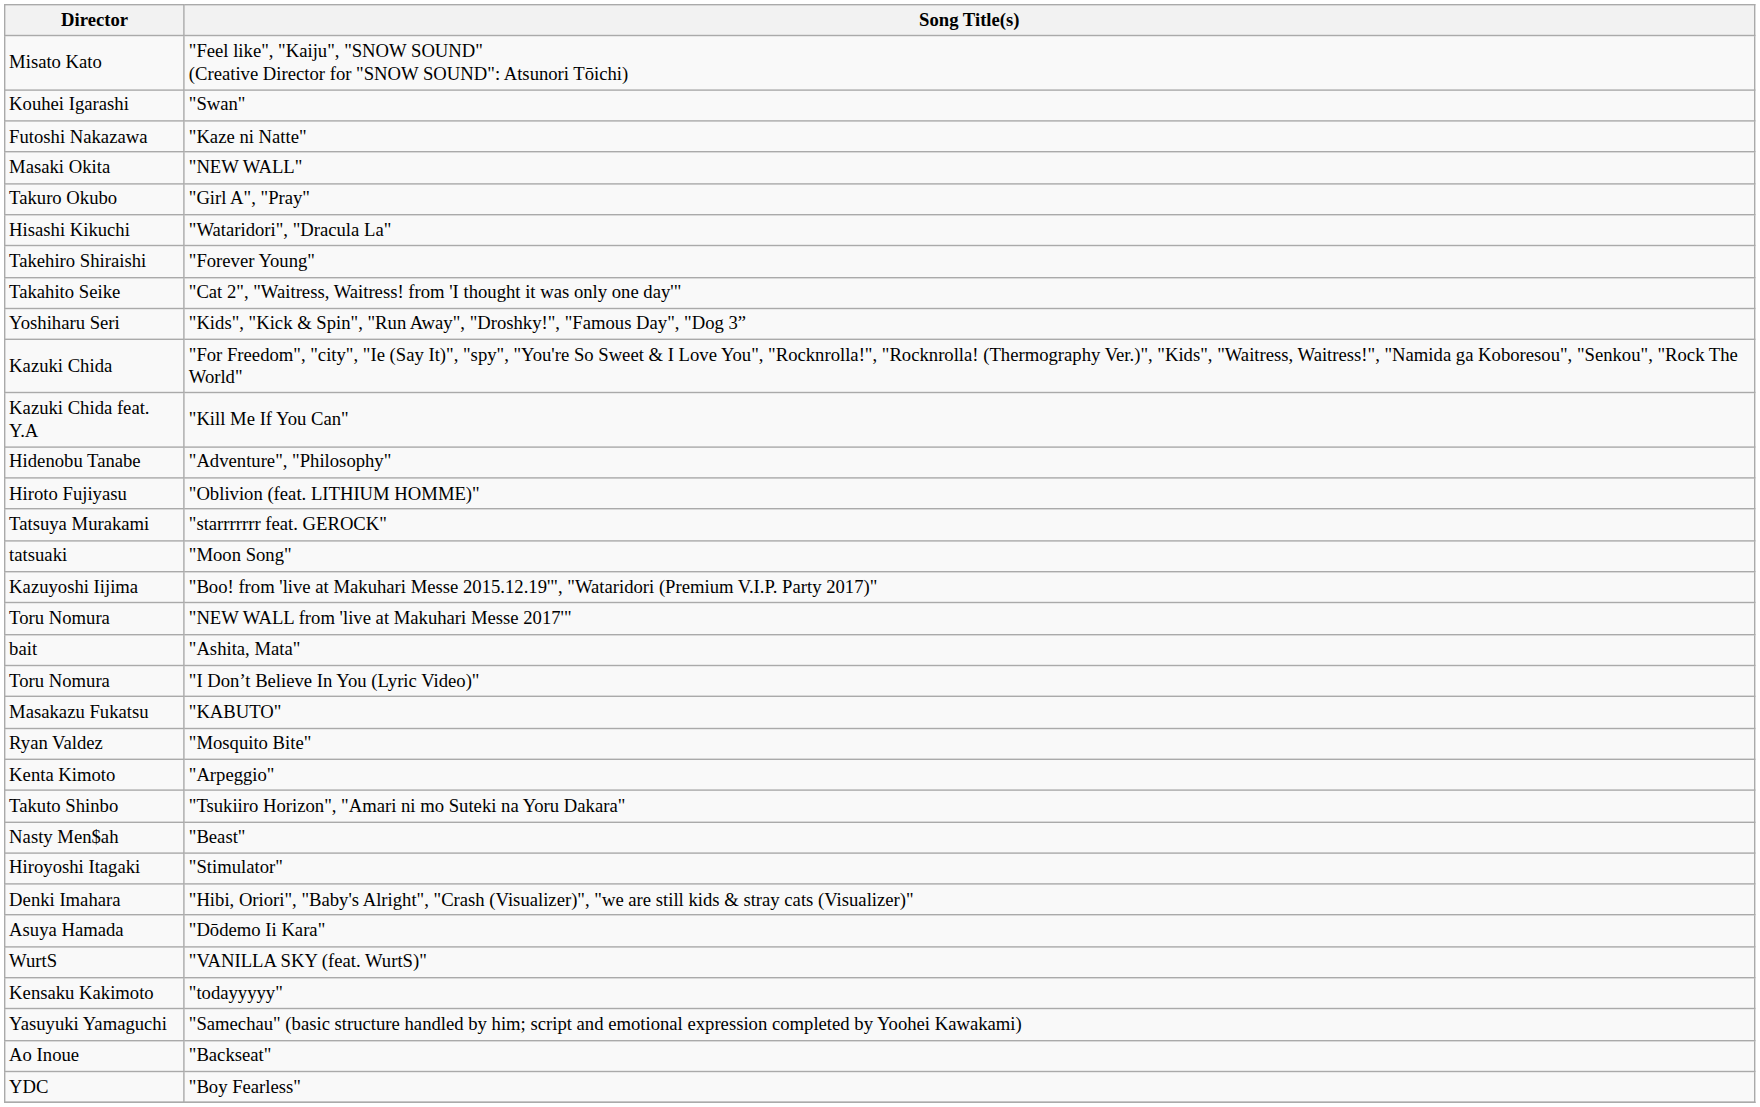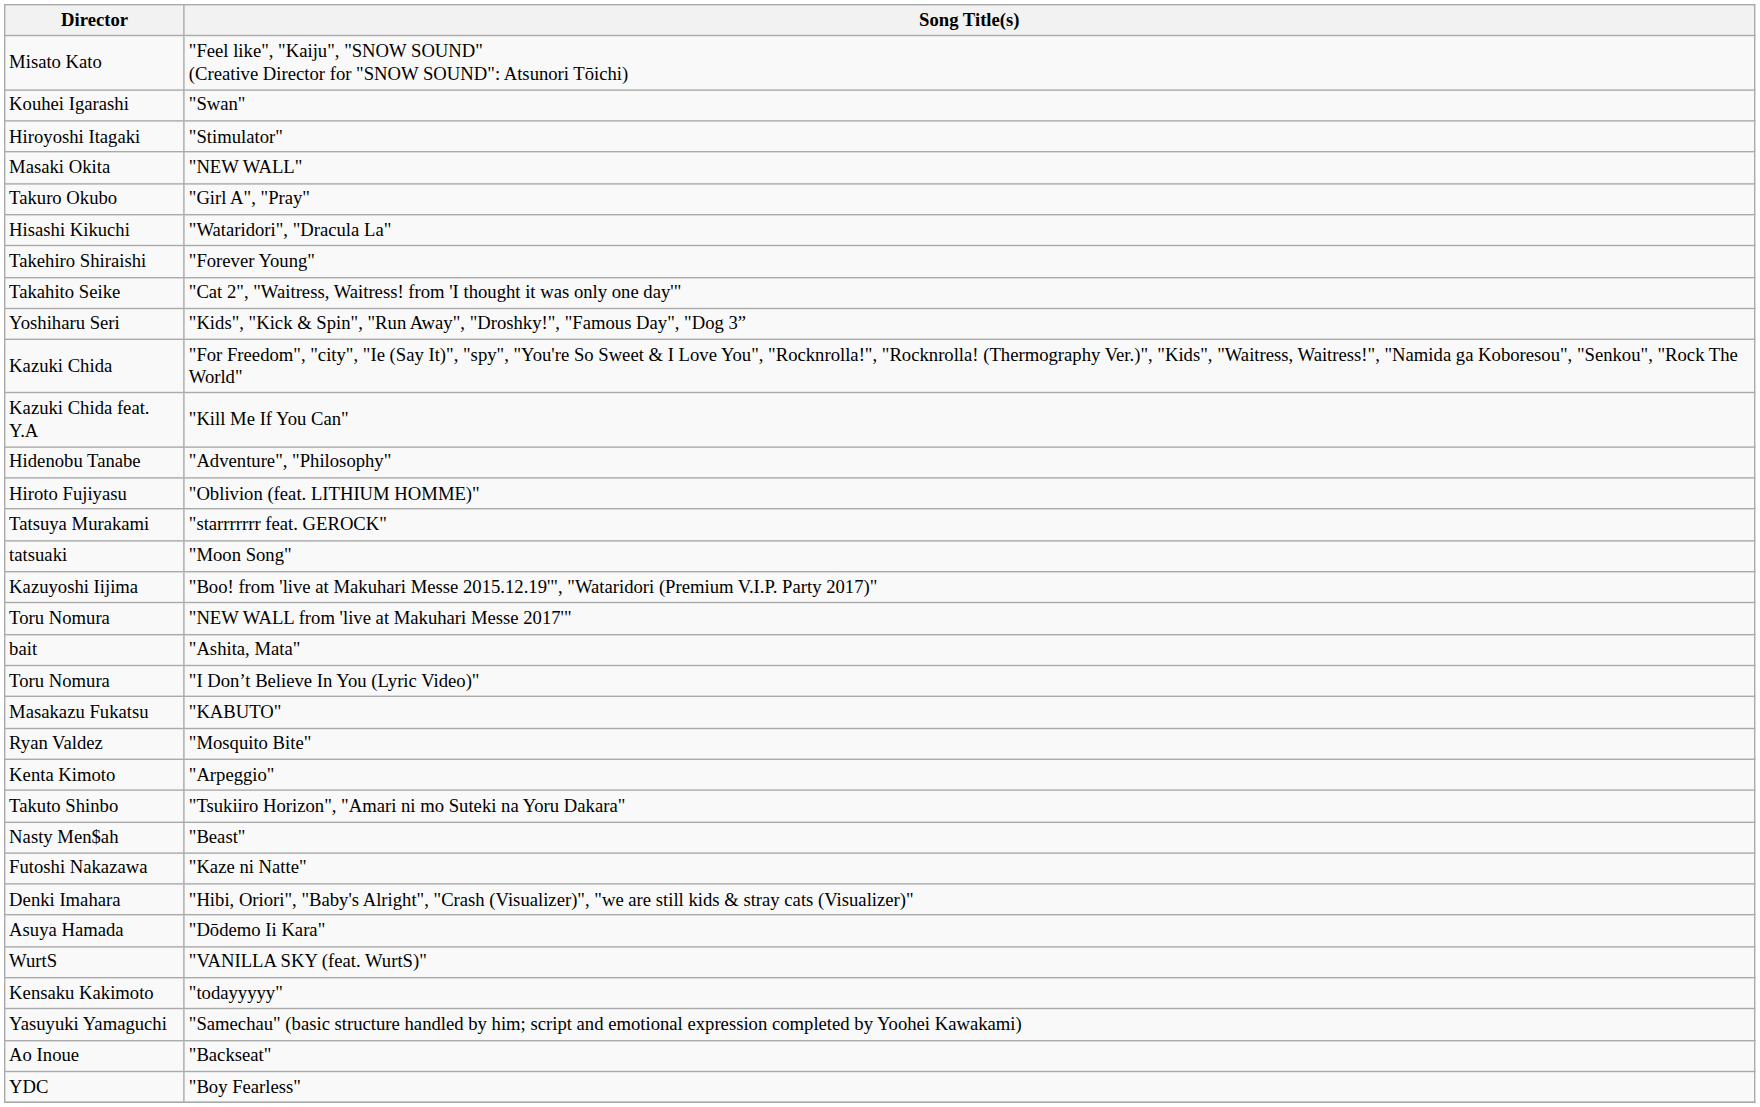rows swapped: (236, 868) <-> (248, 136)
